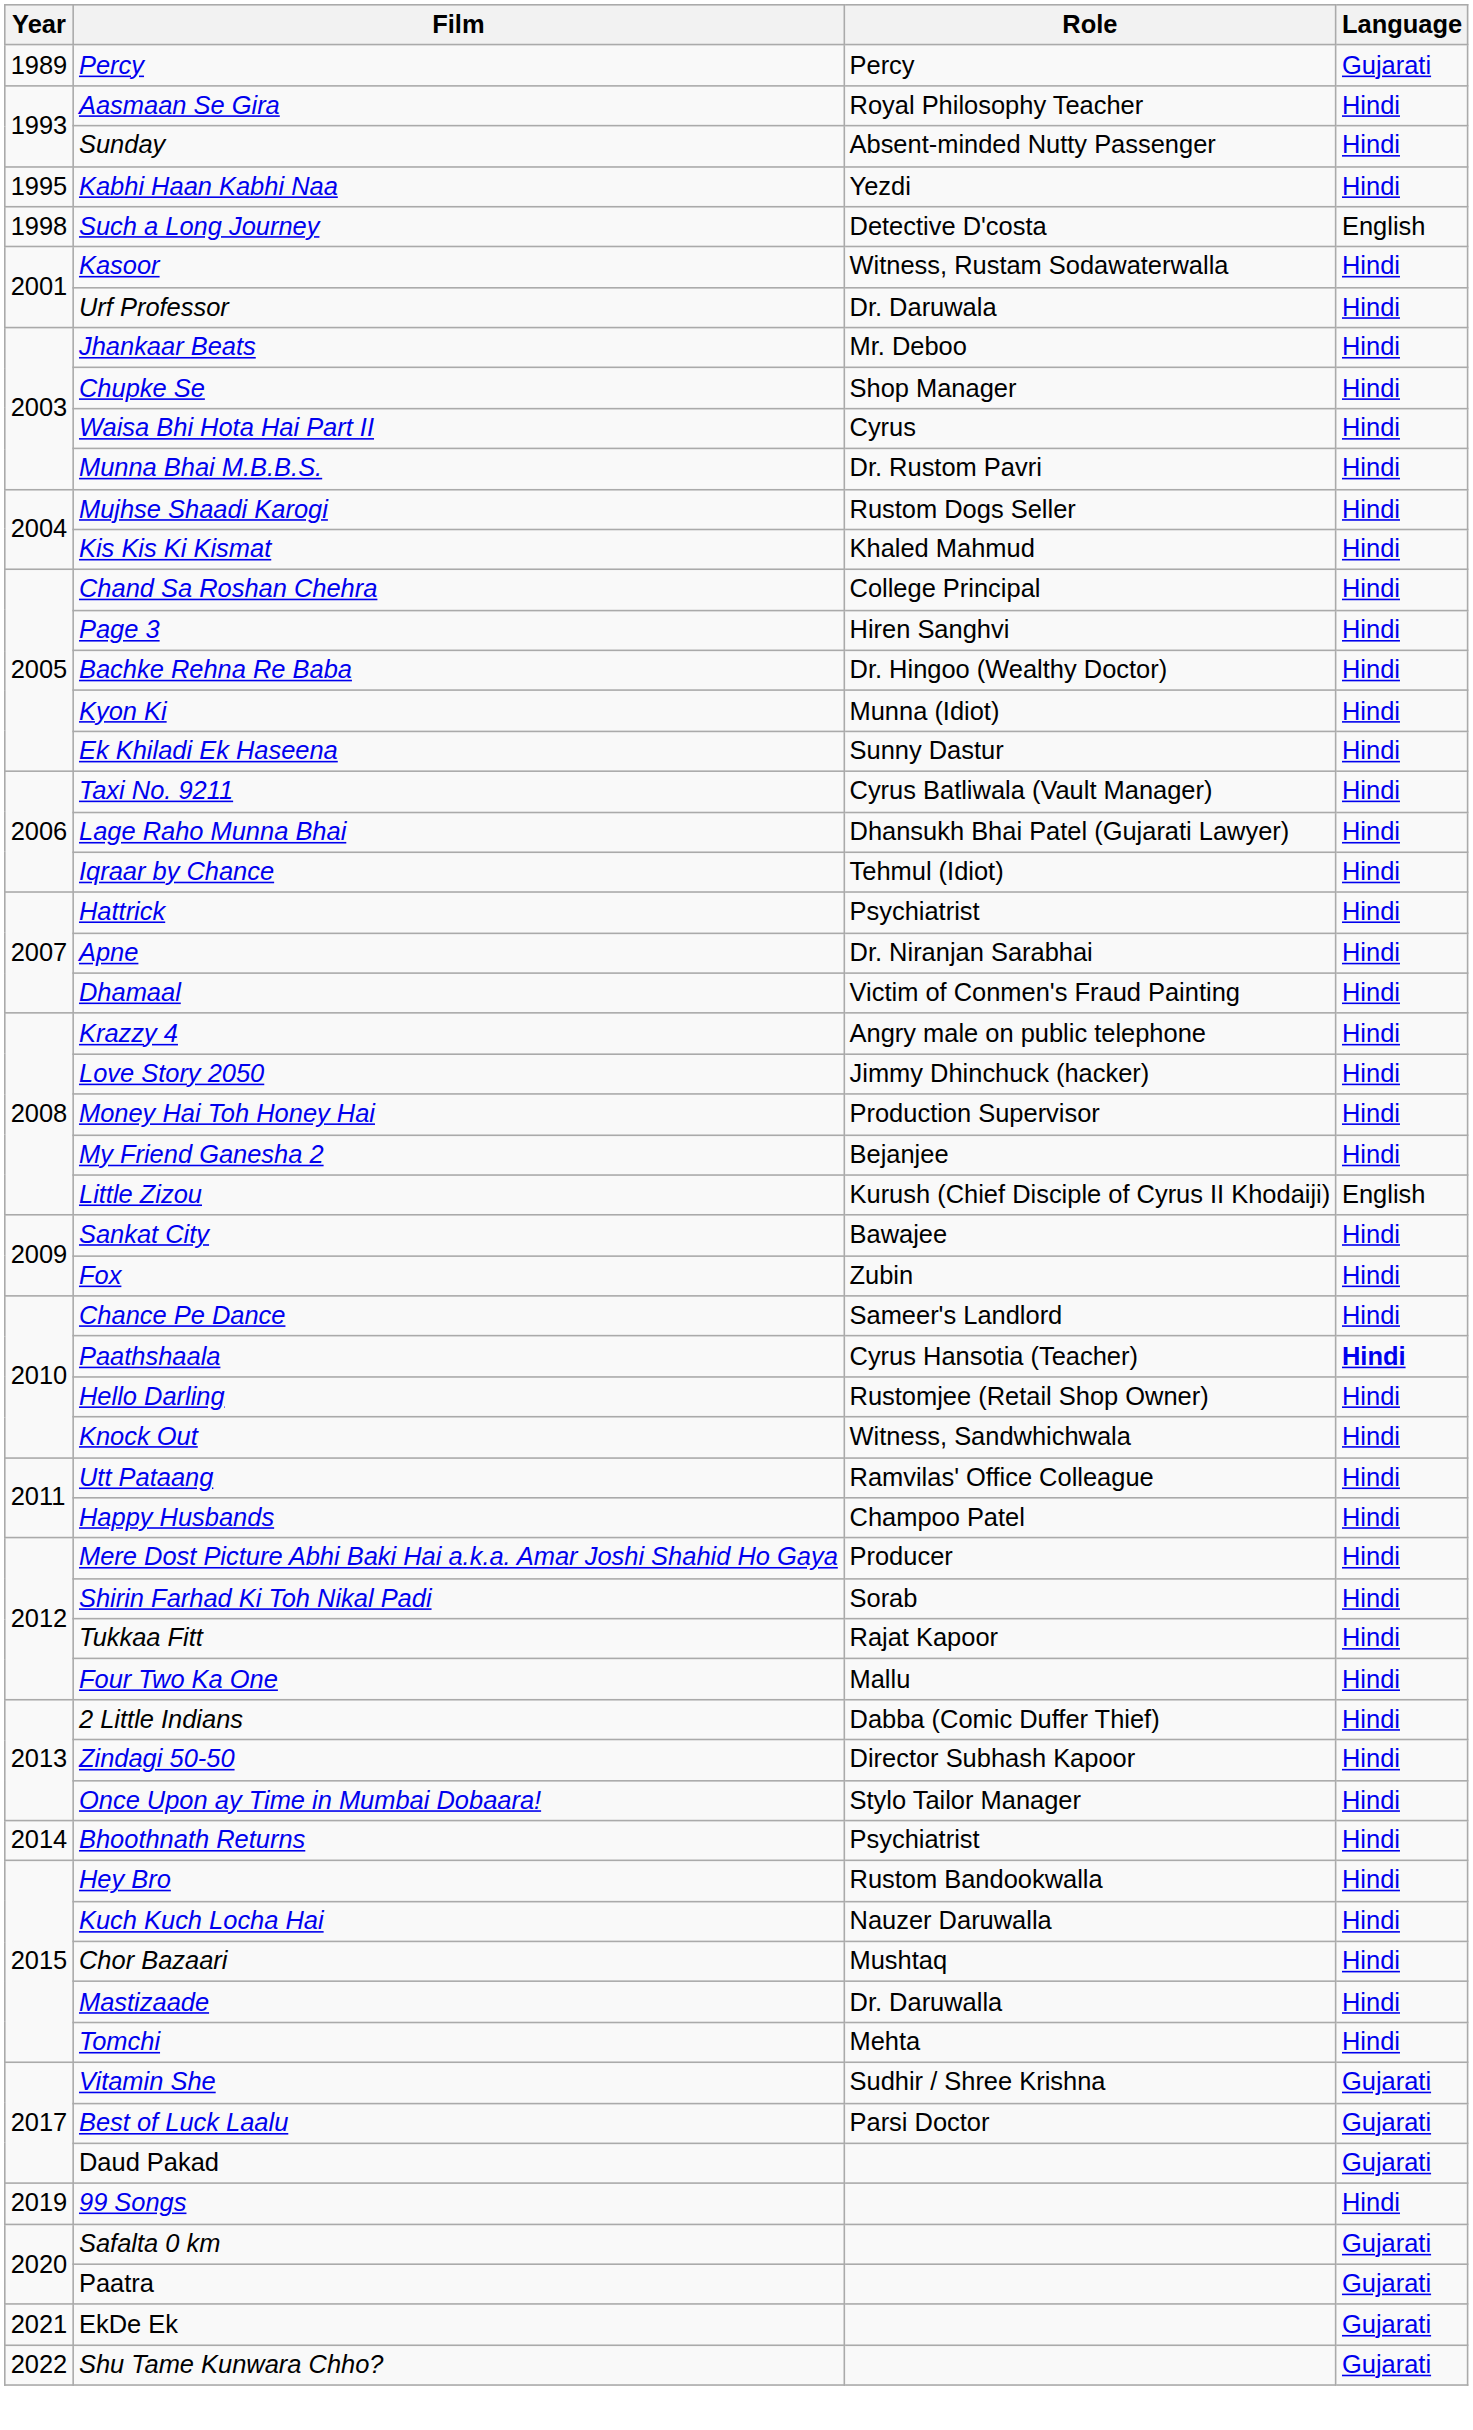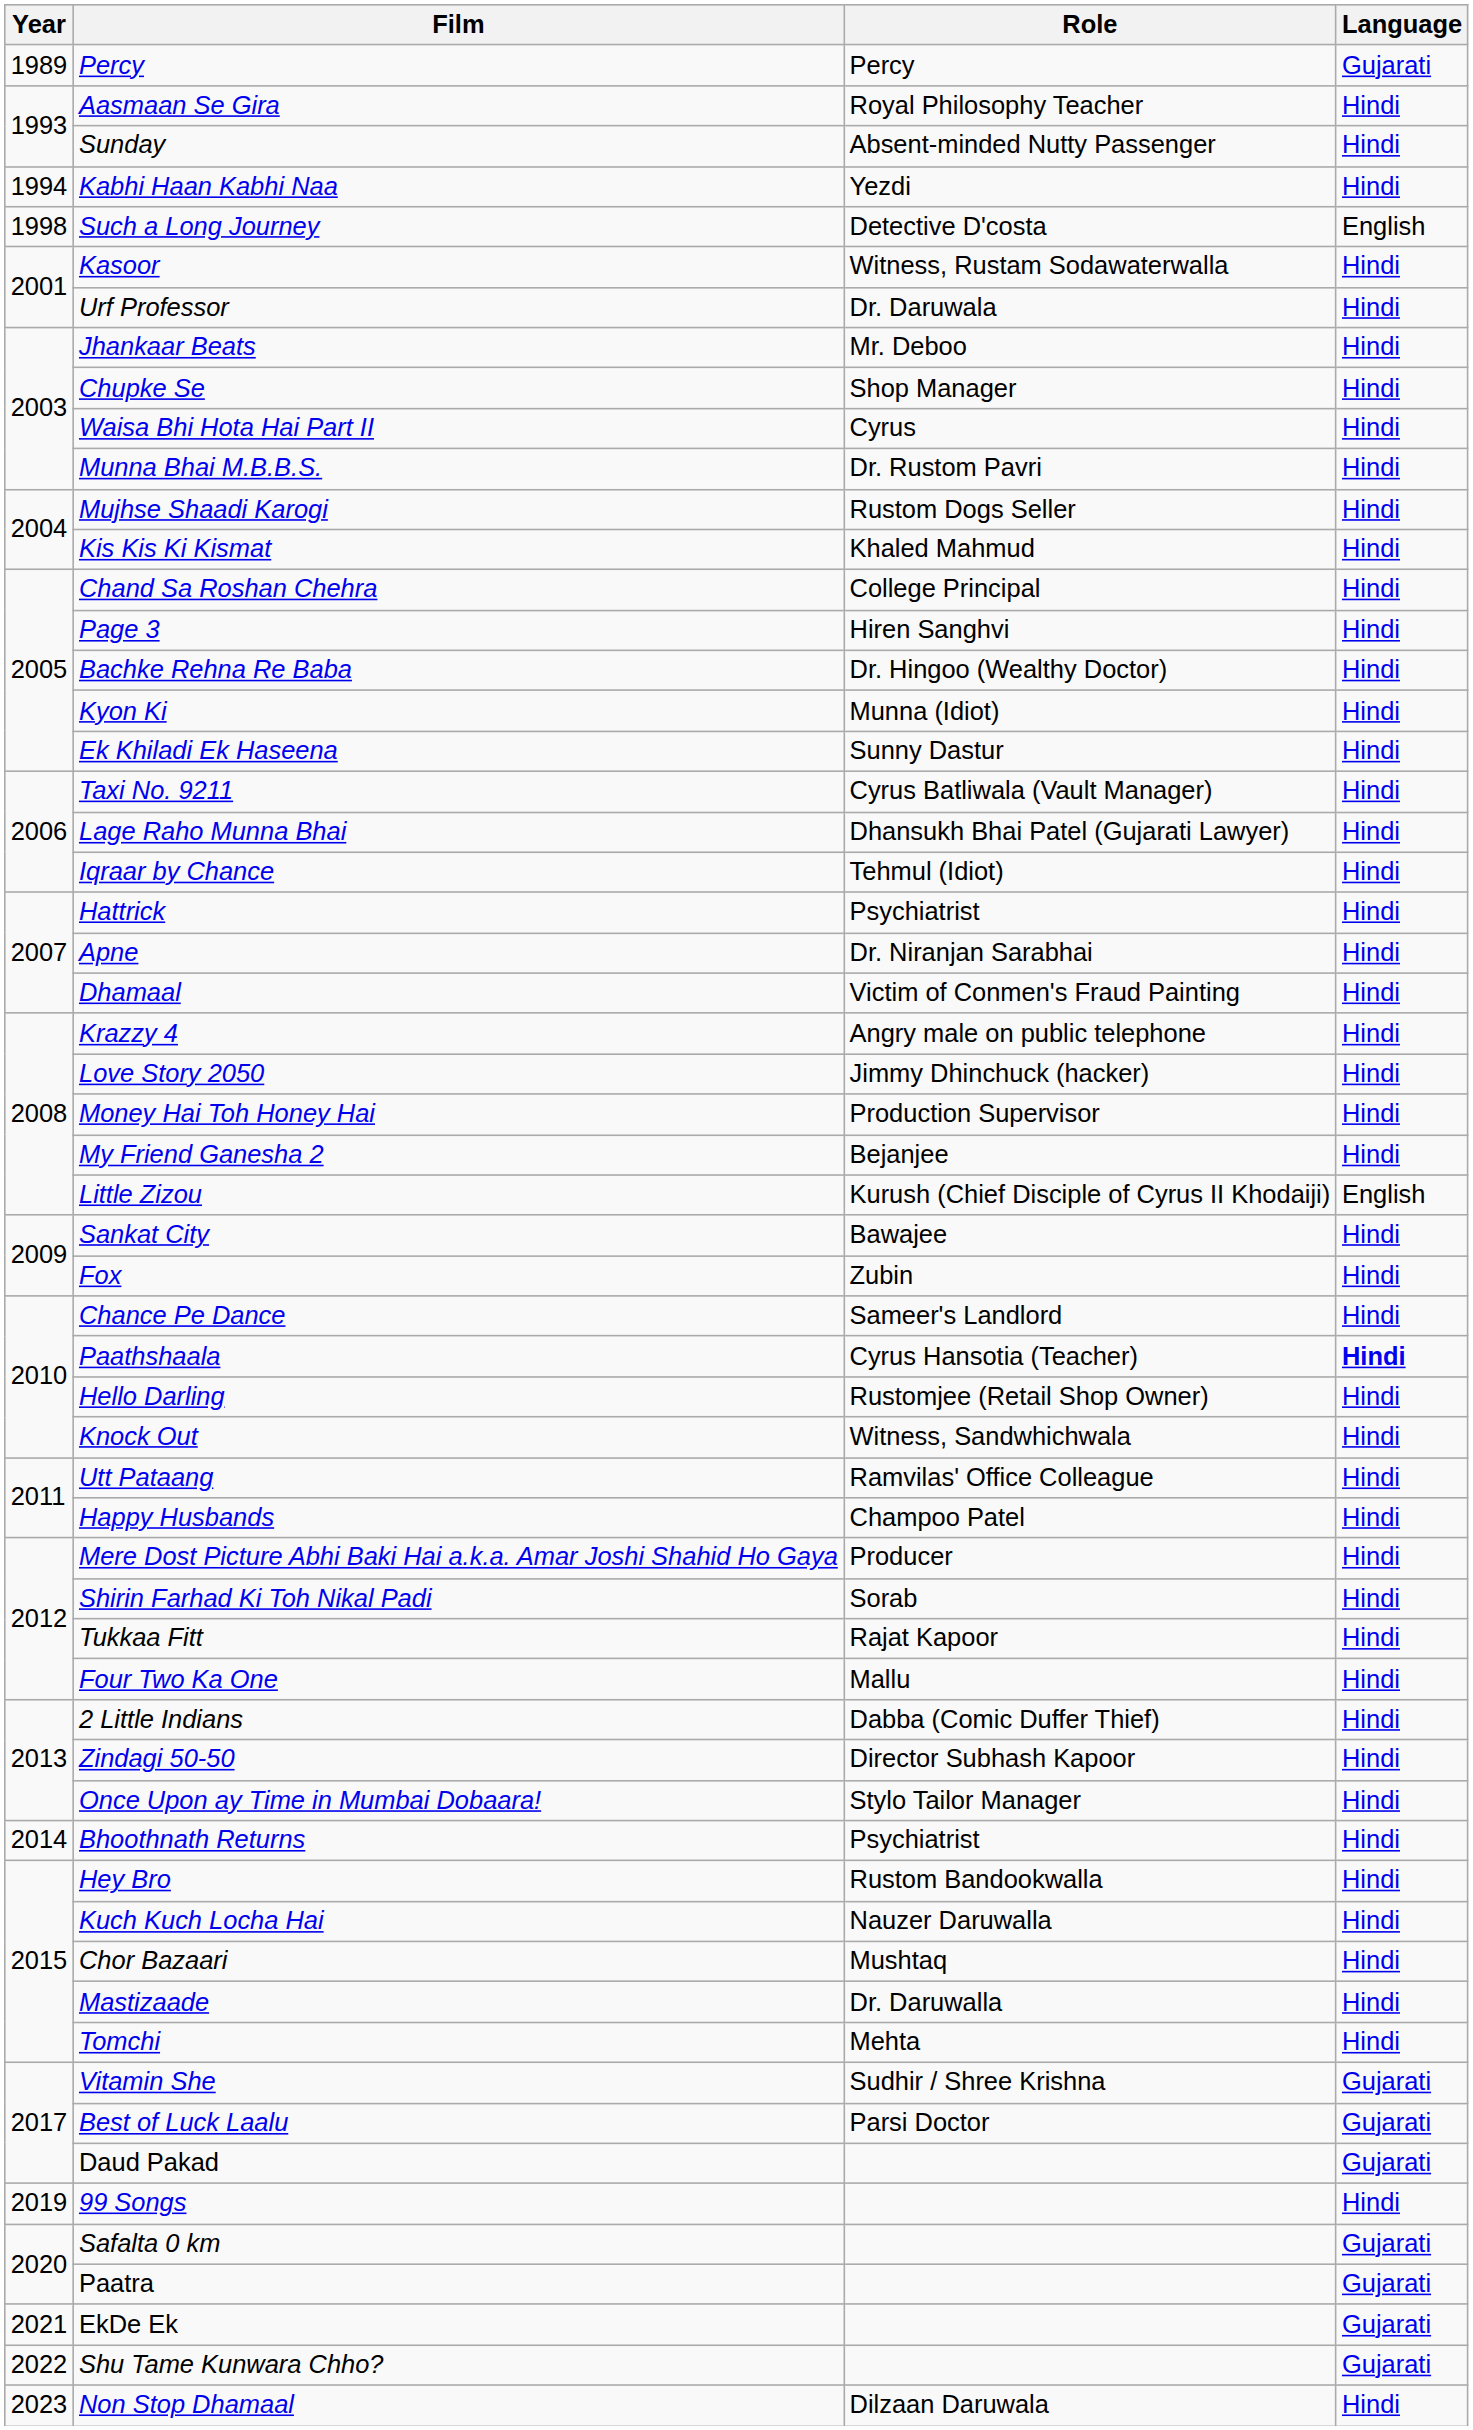(39, 186) 1995 -> (39, 186) 1994
+ row: (186, 2405)
